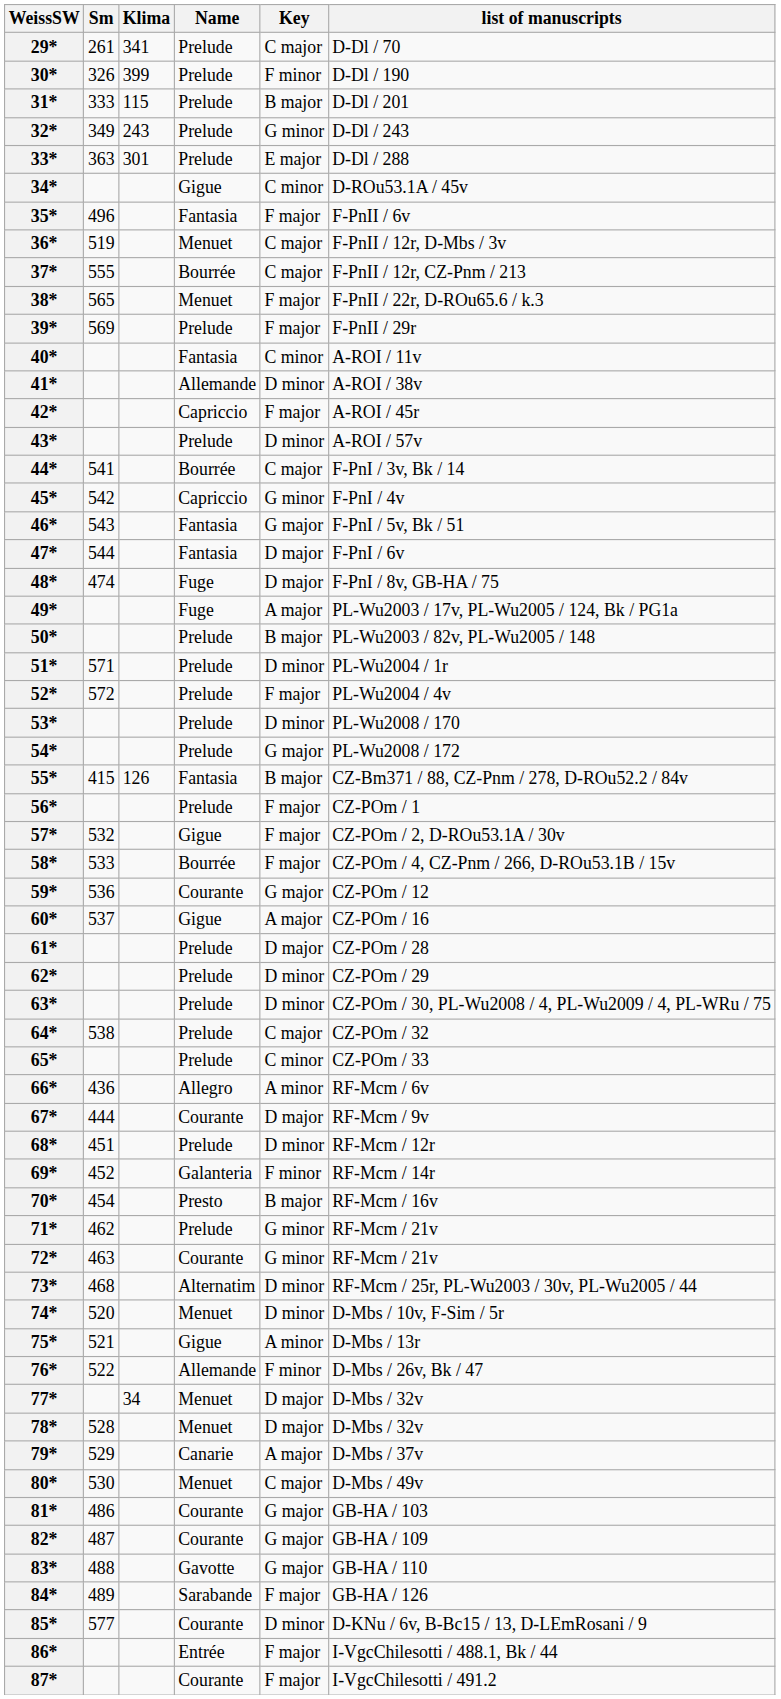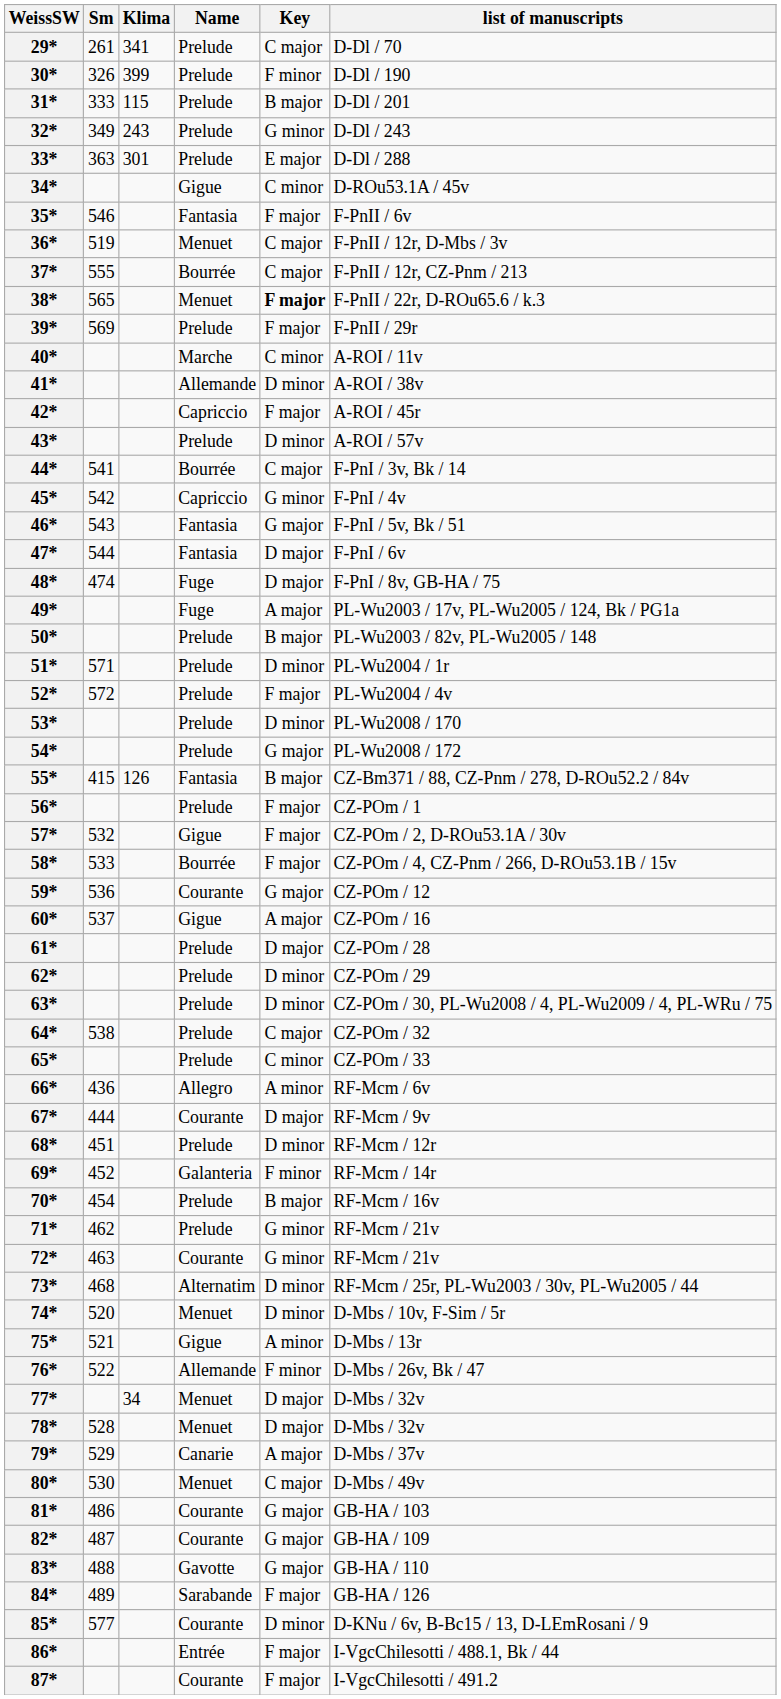(101, 215) 496 -> (101, 215) 546
(292, 300) normal -> (295, 300) bold
(208, 356) Fantasia -> (205, 356) Marche
(200, 1201) Presto -> (205, 1201) Prelude
